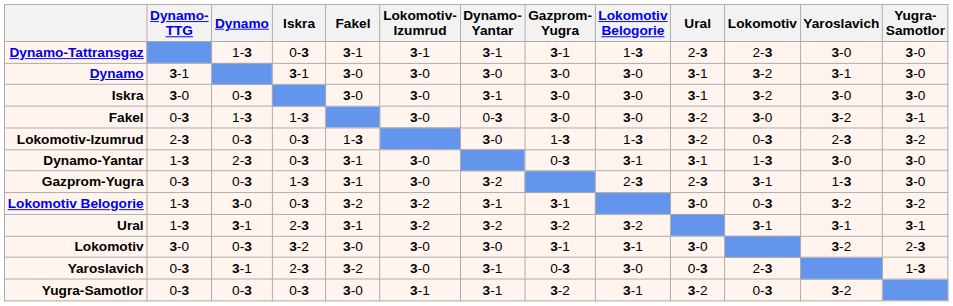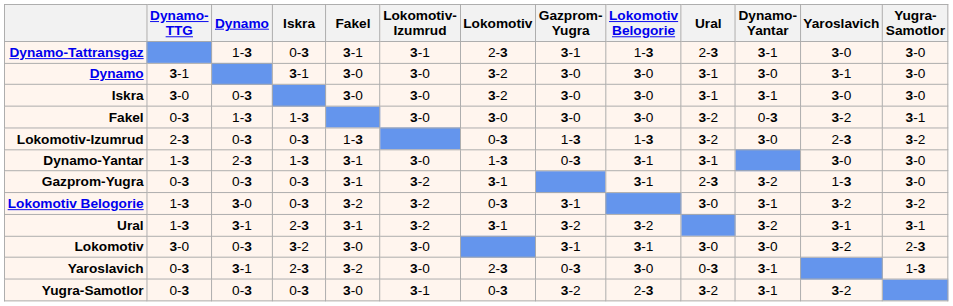columns swapped: (492, 23) <-> (762, 23)
(299, 161) 0-3 -> (299, 161) 1-3
(299, 182) 1-3 -> (299, 182) 0-3
(420, 182) 3-0 -> (420, 182) 3-2
(633, 182) 2-3 -> (644, 182) 3-1
(633, 290) 3-1 -> (644, 290) 2-3
